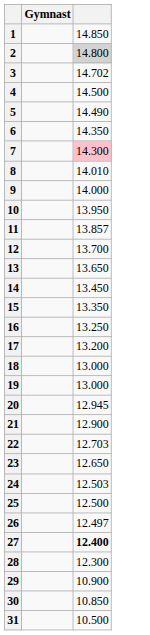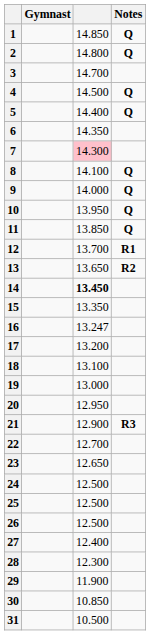+ column: (128, 14)
(92, 53) lightgrey background -> (92, 53) no background
(92, 73) 14.702 -> (92, 73) 14.700
(92, 112) 14.490 -> (92, 112) 14.400
(92, 170) 14.010 -> (92, 170) 14.100
(92, 229) 13.857 -> (92, 229) 13.850
(92, 288) normal -> (92, 288) bold
(92, 327) 13.250 -> (92, 327) 13.247
(92, 366) 13.000 -> (92, 366) 13.100
(92, 405) 12.945 -> (92, 405) 12.950
(92, 444) 12.703 -> (92, 444) 12.700
(92, 483) 12.503 -> (92, 483) 12.500
(92, 522) 12.497 -> (92, 522) 12.500
(92, 542) bold -> (92, 542) normal
(92, 581) 10.900 -> (92, 581) 11.900
